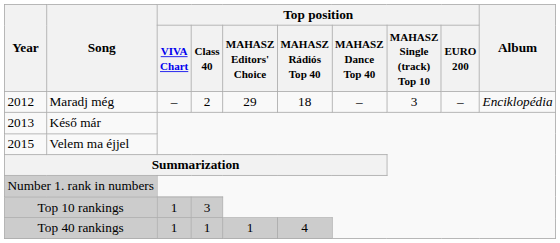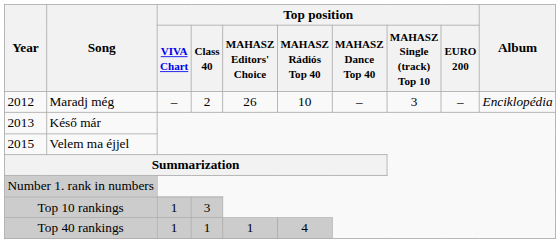(250, 101) 29 -> (250, 101) 26
(305, 101) 18 -> (305, 101) 10
